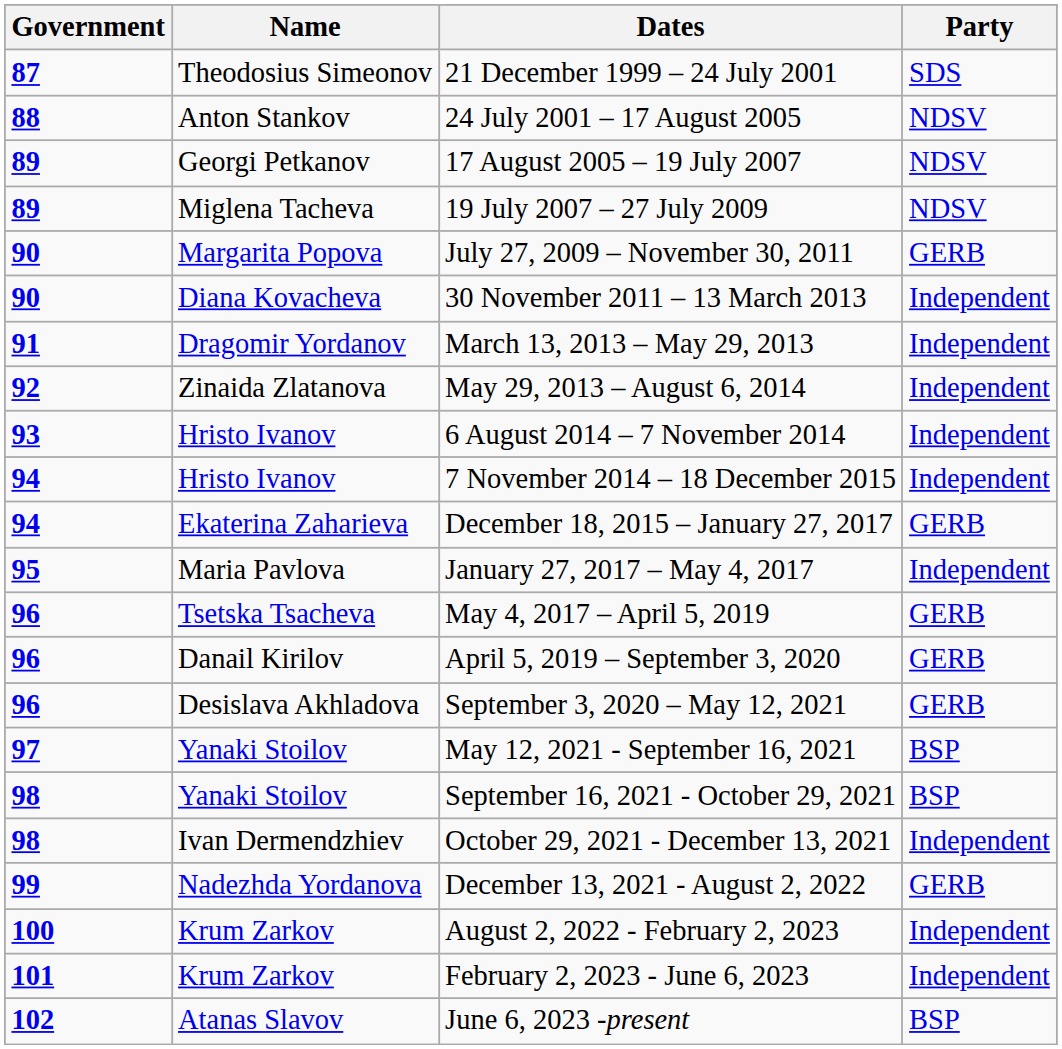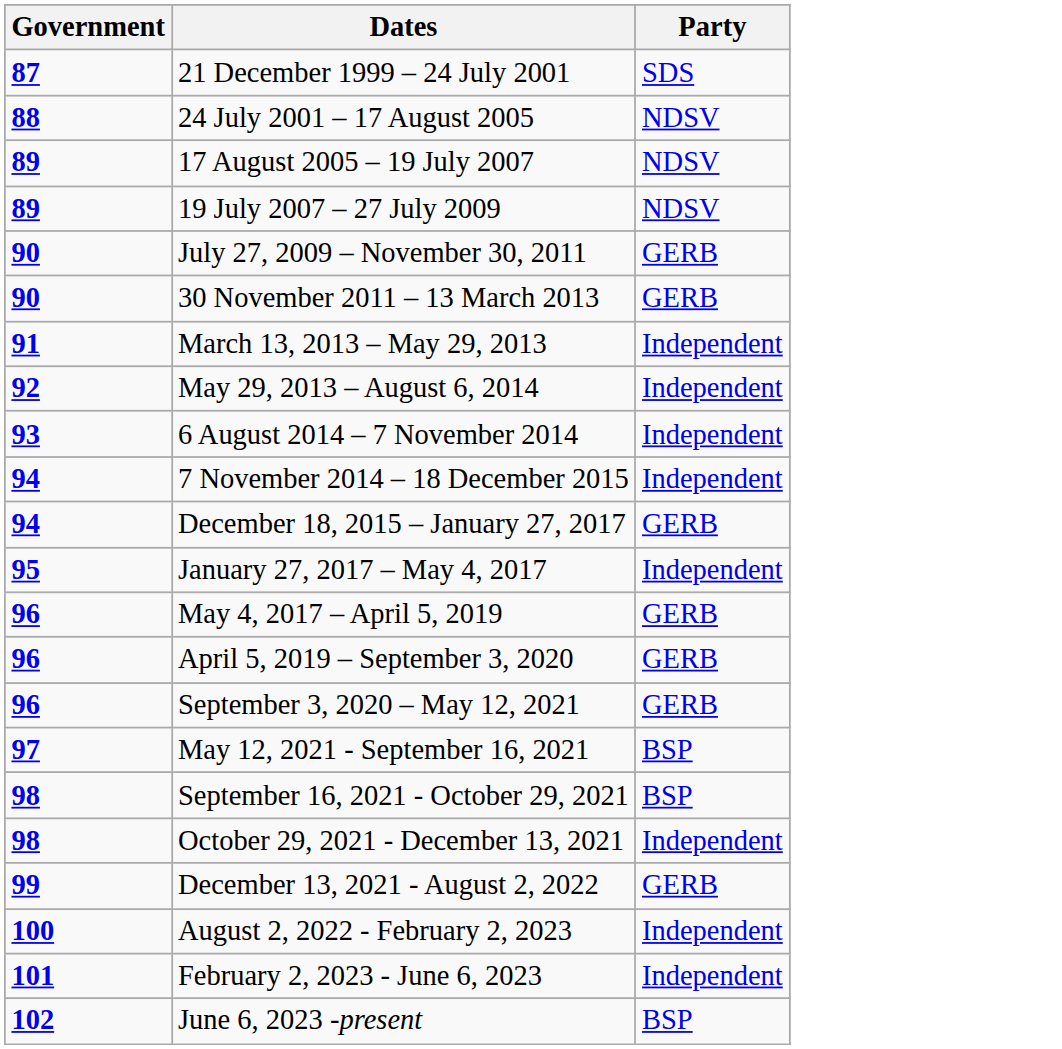- column: (305, 27)
(979, 298) Independent -> (680, 298) GERB
